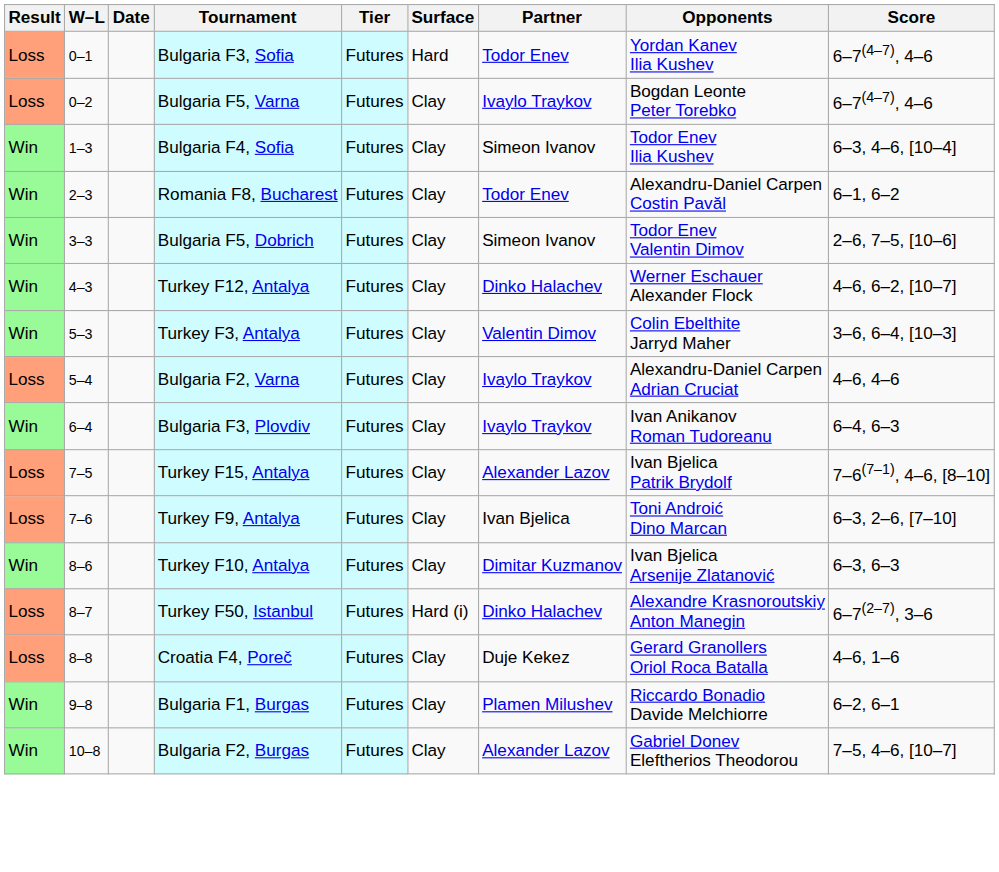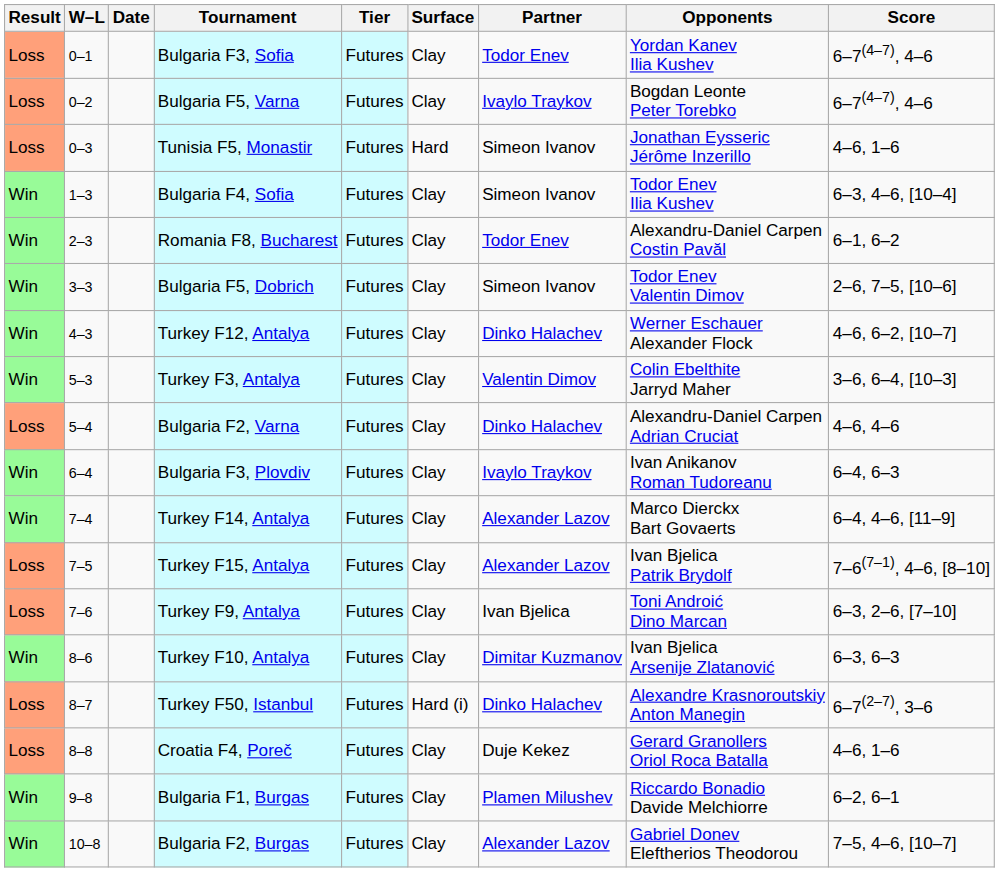(430, 54) Hard -> (429, 54) Clay
+ row: (235, 147)
(537, 379) Ivaylo Traykov -> (542, 426) Dinko Halachev
+ row: (234, 518)
